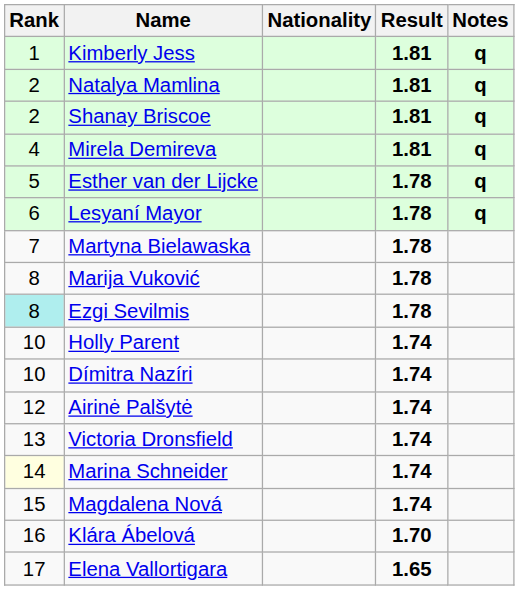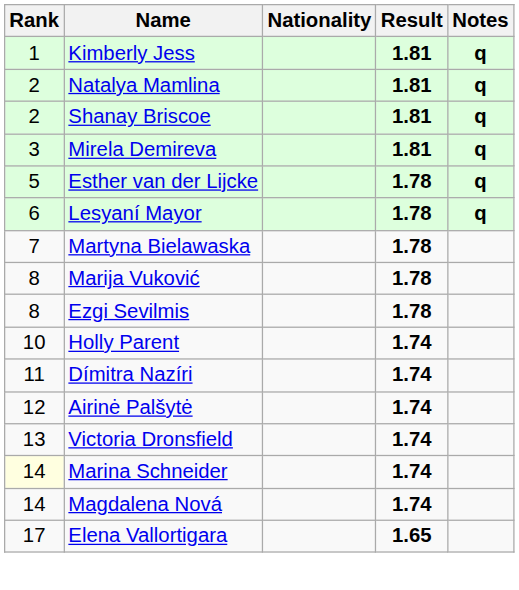(34, 149) 4 -> (34, 149) 3
(34, 310) paleturquoise background -> (34, 310) no background
(34, 375) 10 -> (34, 375) 11
(34, 504) 15 -> (34, 504) 14
- row: (132, 536)
